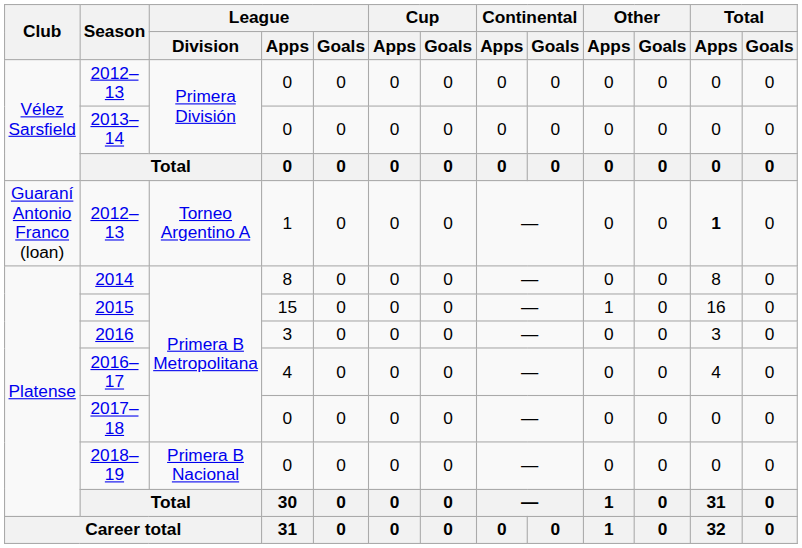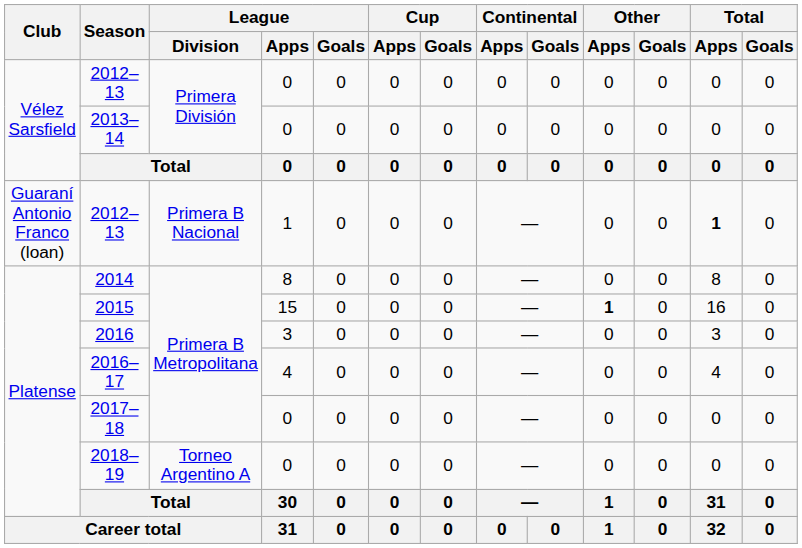(206, 223) Torneo Argentino A -> (206, 223) Primera B Nacional
(609, 307) normal -> (609, 307) bold
(206, 465) Primera B Nacional -> (206, 465) Torneo Argentino A
